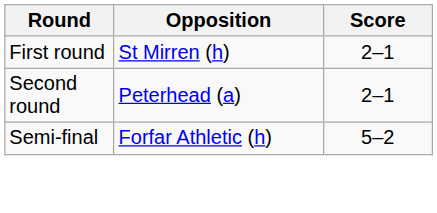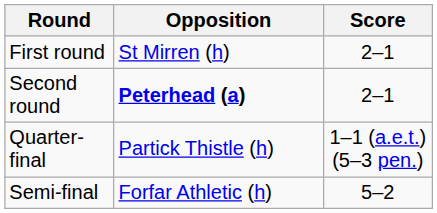(180, 95) normal -> (182, 95) bold
+ row: (47, 149)
